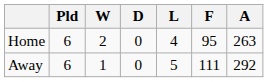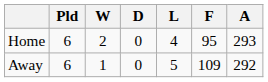(245, 40) 263 -> (245, 40) 293
(209, 64) 111 -> (209, 64) 109
